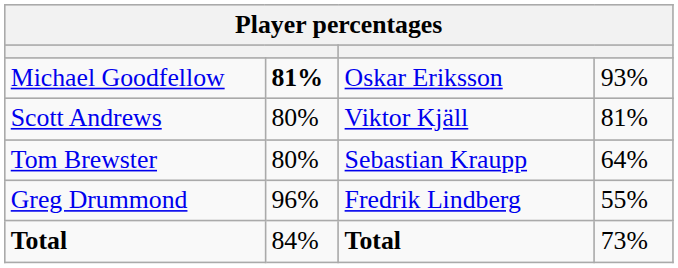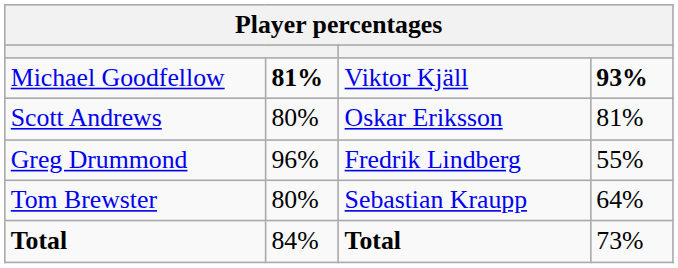(424, 77) Oskar Eriksson -> (406, 77) Viktor Kjäll
(624, 77) normal -> (622, 77) bold
(406, 118) Viktor Kjäll -> (424, 118) Oskar Eriksson
rows swapped: (99, 200) <-> (84, 159)
